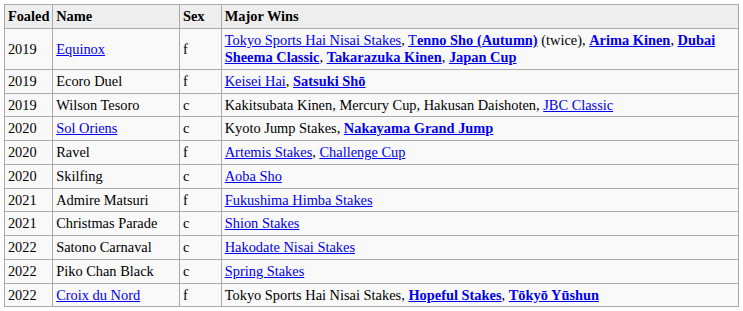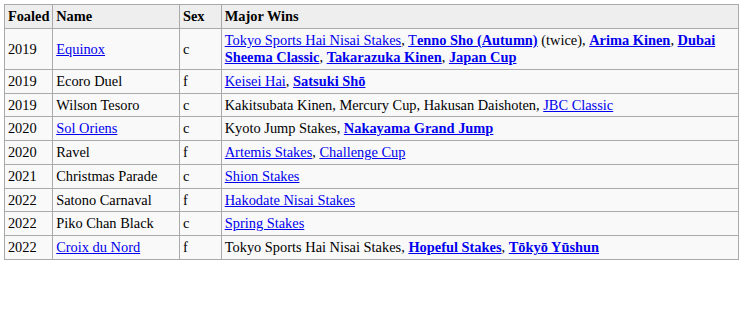(185, 49) f -> (186, 49) c
- row: (79, 176)
- row: (102, 200)
(186, 247) c -> (185, 200) f
